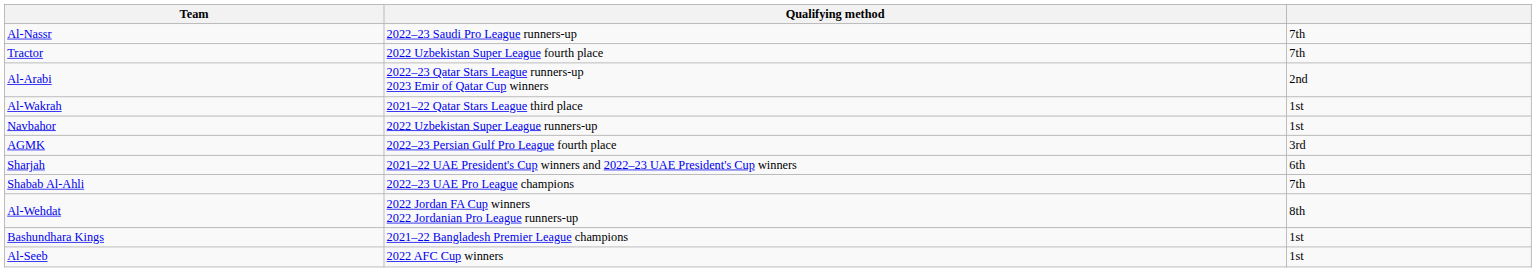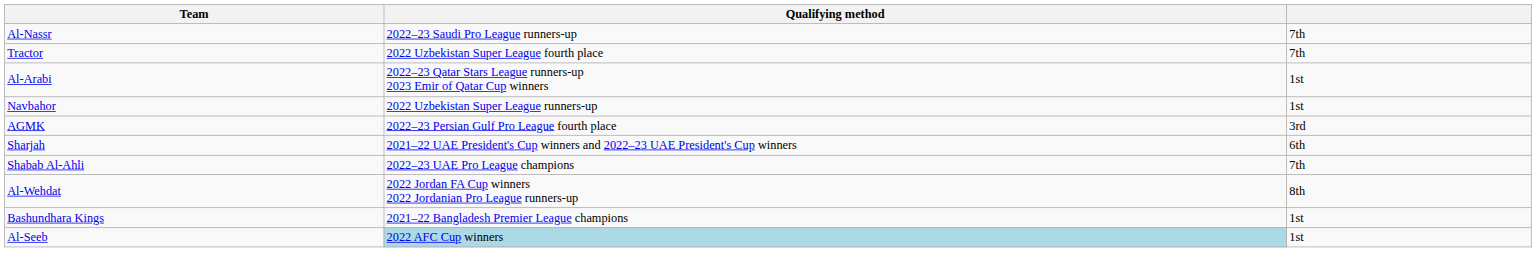(1299, 79) 2nd -> (1296, 79) 1st
- row: (34, 106)
(445, 256) no background -> (445, 237) lightblue background
